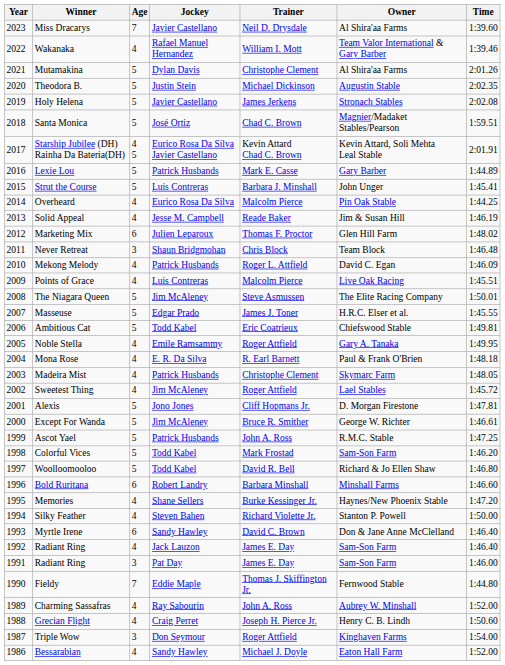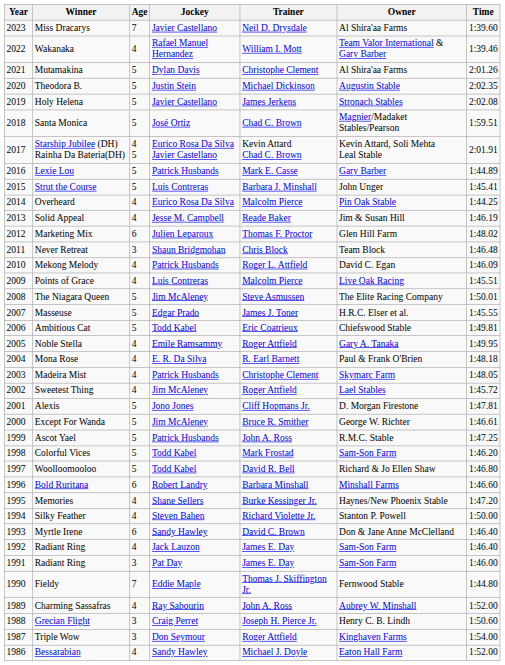(134, 621) 4 -> (134, 621) 3
